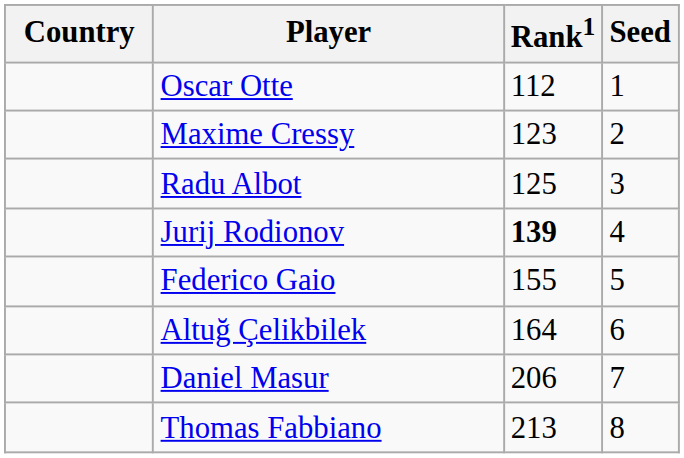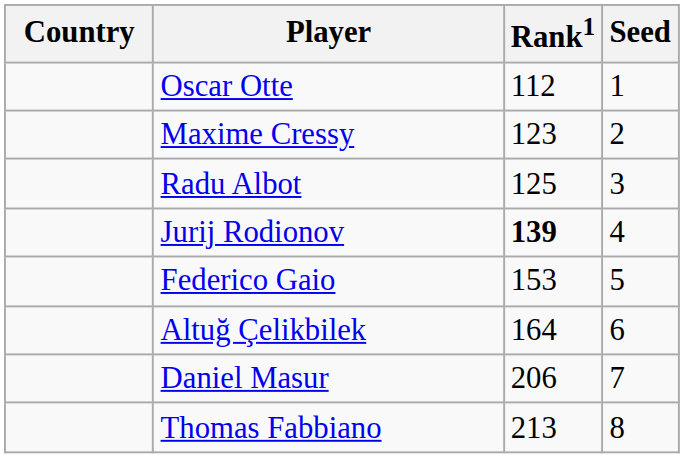(534, 280) 155 -> (534, 280) 153
